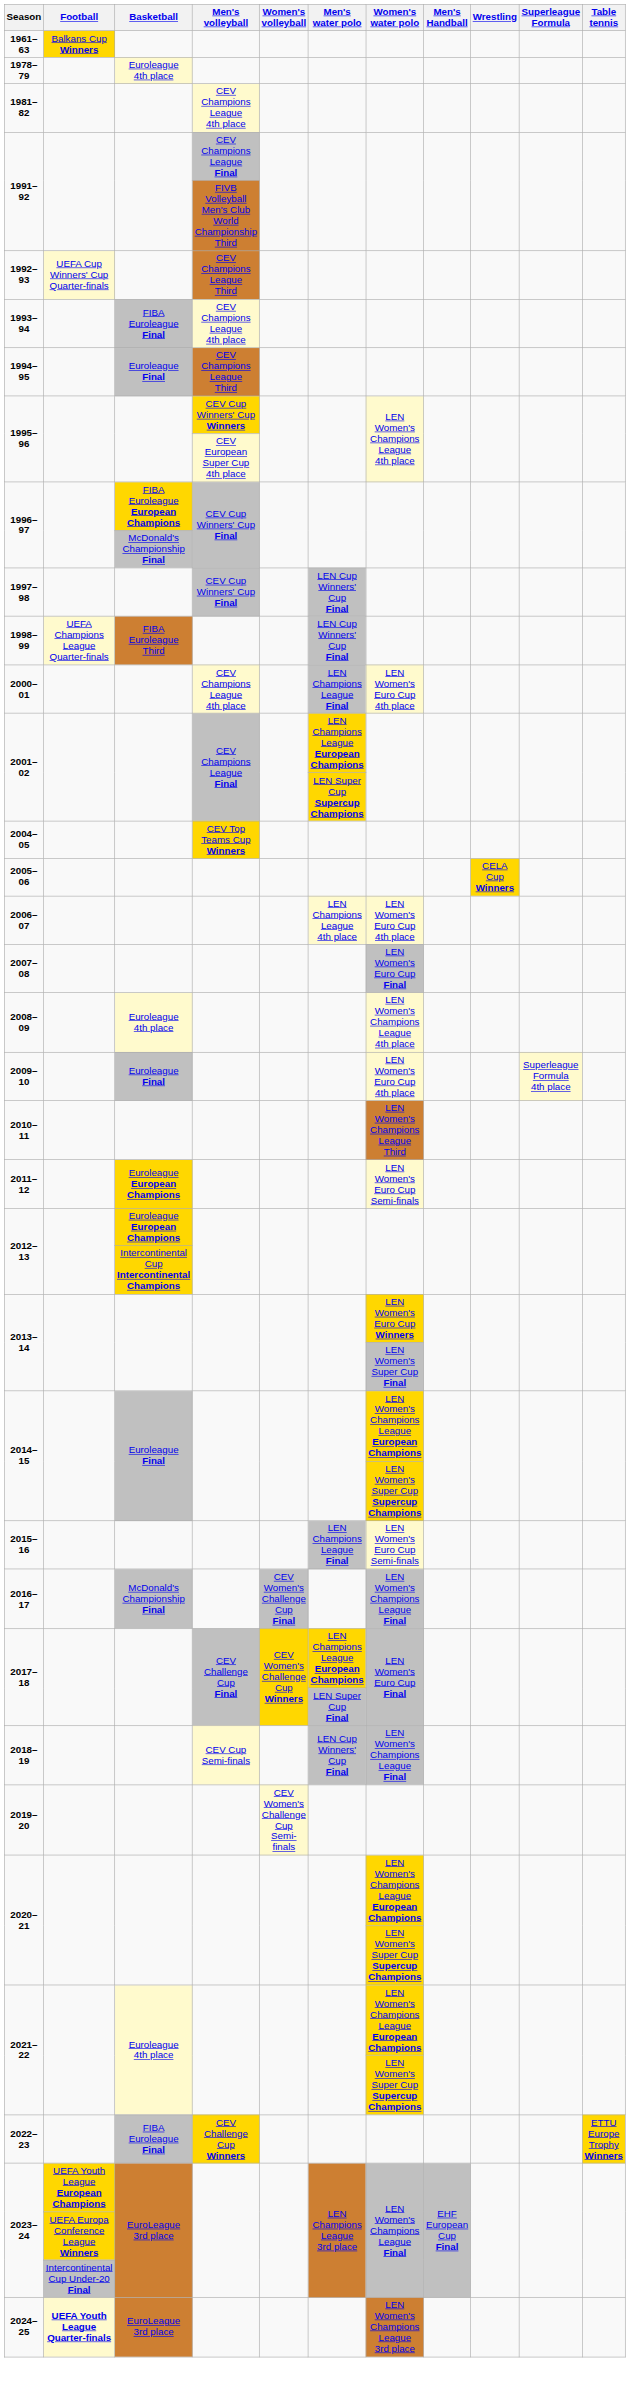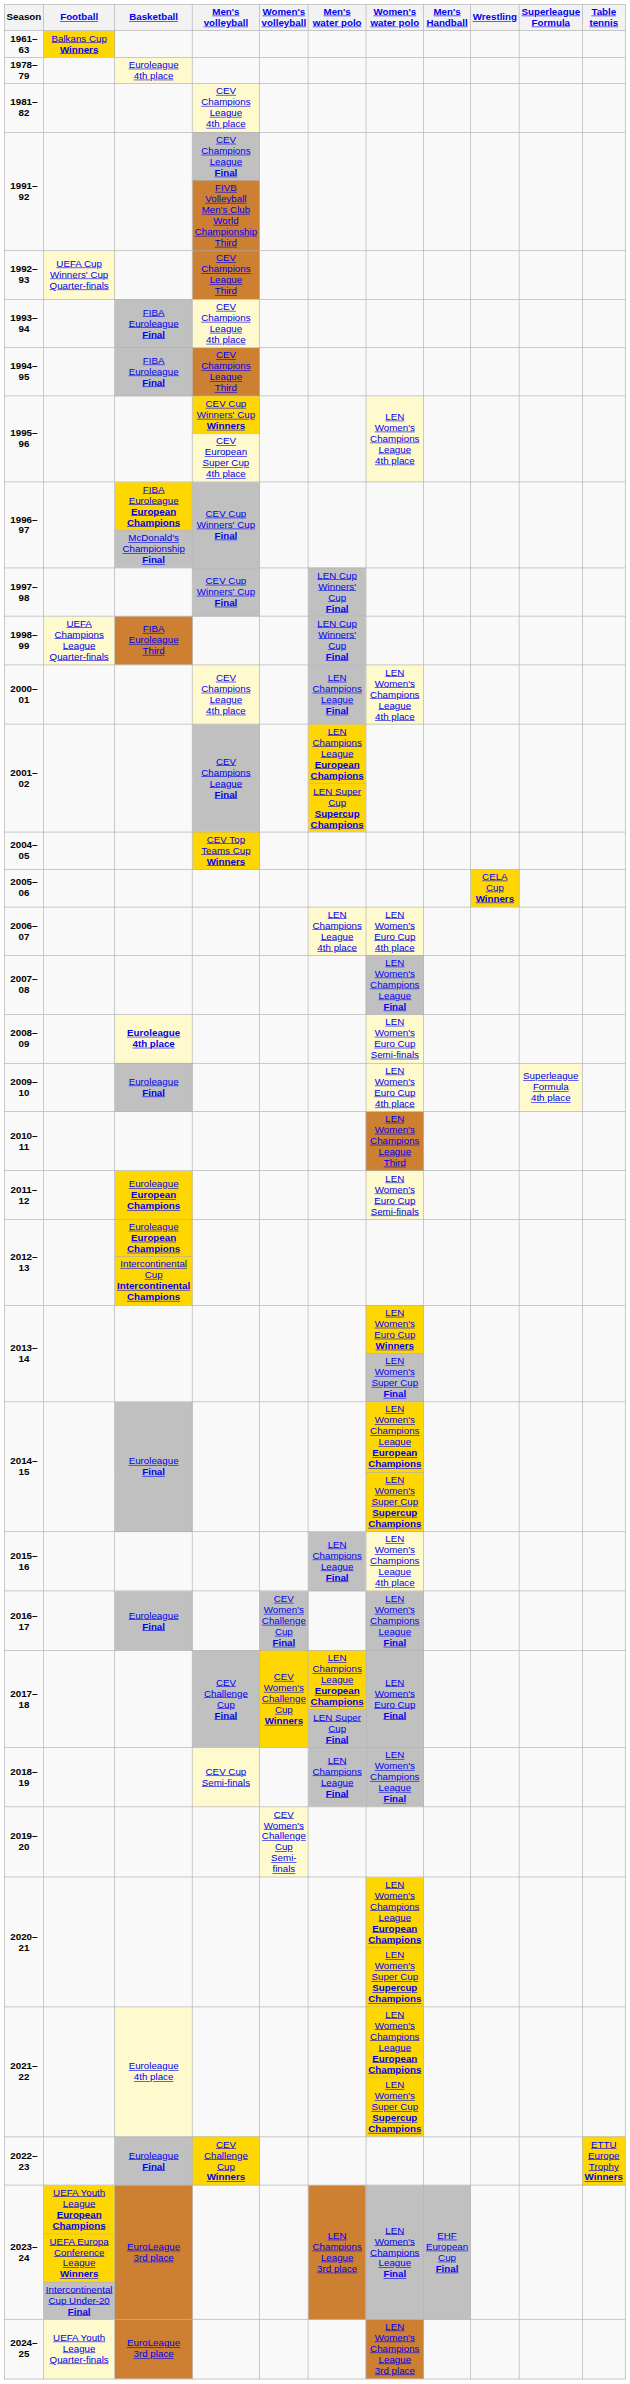(154, 372) Euroleague Final -> (154, 372) FIBA Euroleague Final
(395, 689) LEN Women's Euro Cup 4th place -> (395, 694) LEN Women's Champions League 4th place
(395, 968) LEN Women's Euro Cup Final -> (395, 985) LEN Women's Champions League Final
(154, 1022) normal -> (154, 1039) bold
(395, 1022) LEN Women's Champions League 4th place -> (395, 1039) LEN Women's Euro Cup Semi-finals
(395, 1545) LEN Women's Euro Cup Semi-finals -> (395, 1561) LEN Women's Champions League 4th place
(154, 1599) McDonald's Championship Final -> (154, 1621) Euroleague Final
(337, 1755) LEN Cup Winners' Cup Final -> (337, 1777) LEN Champions League Final
(154, 2139) FIBA Euroleague Final -> (154, 2161) Euroleague Final
(79, 2327) bold -> (79, 2349) normal
